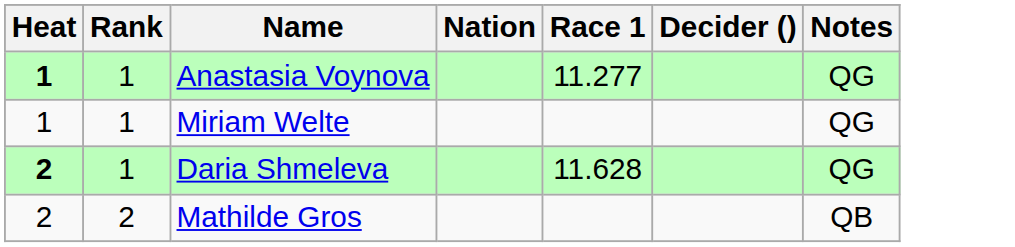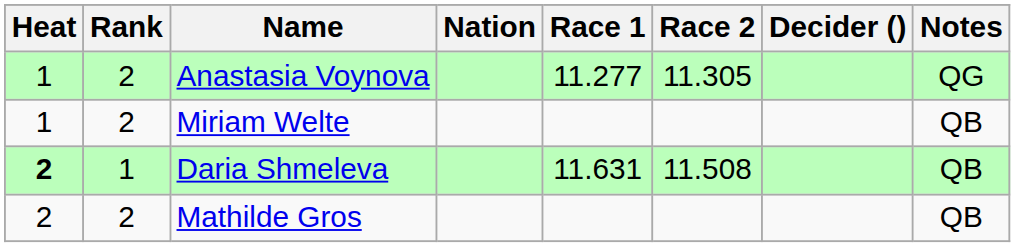+ column: (707, 28)
(44, 75) bold -> (44, 75) normal
(126, 75) 1 -> (126, 75) 2
(126, 122) 1 -> (126, 122) 2
(852, 122) QG -> (961, 122) QB
(598, 169) 11.628 -> (598, 169) 11.631
(852, 169) QG -> (961, 169) QB
